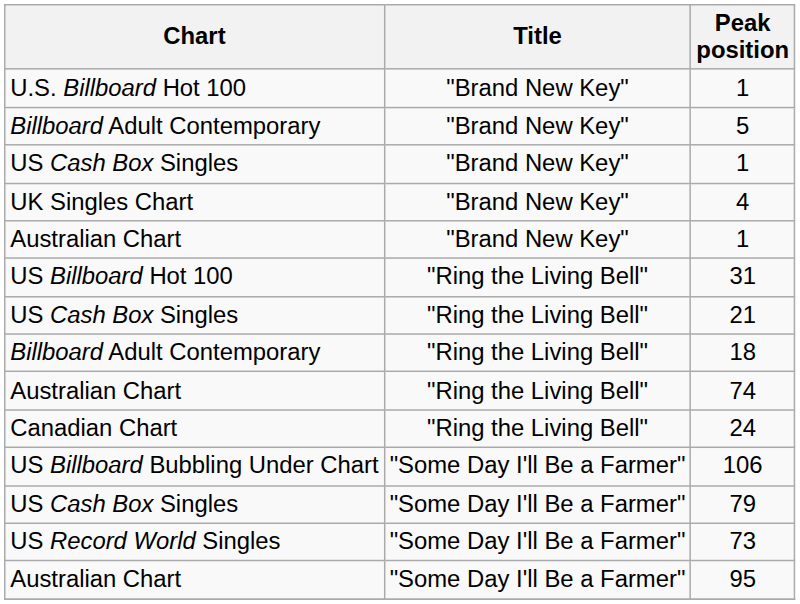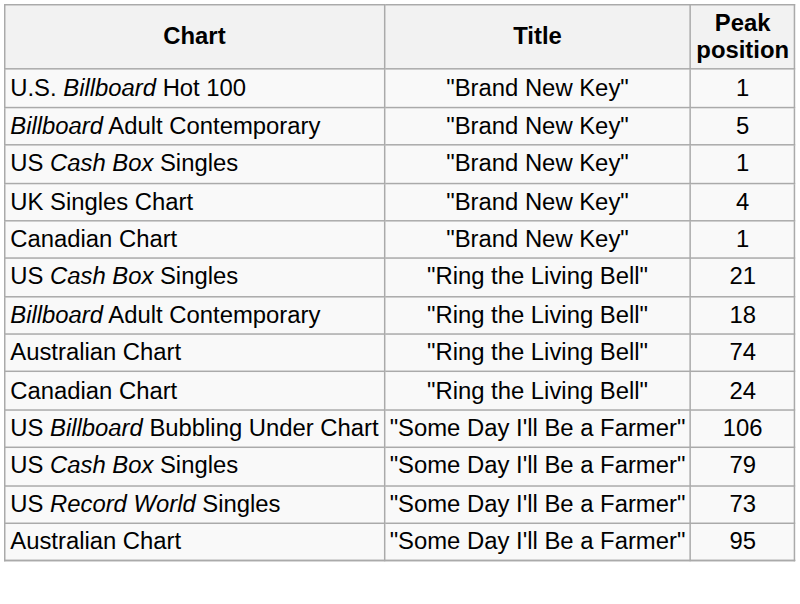- row: (96, 239)
+ row: (94, 239)
- row: (122, 277)
